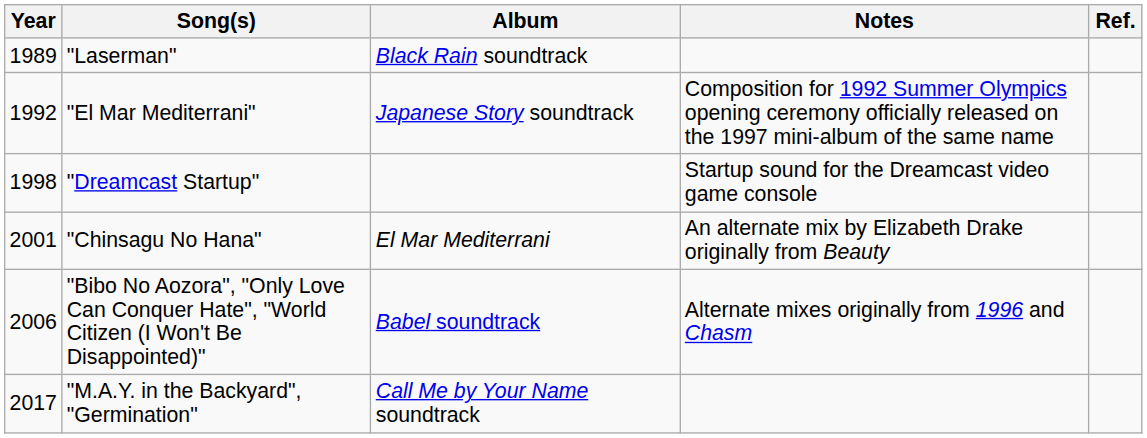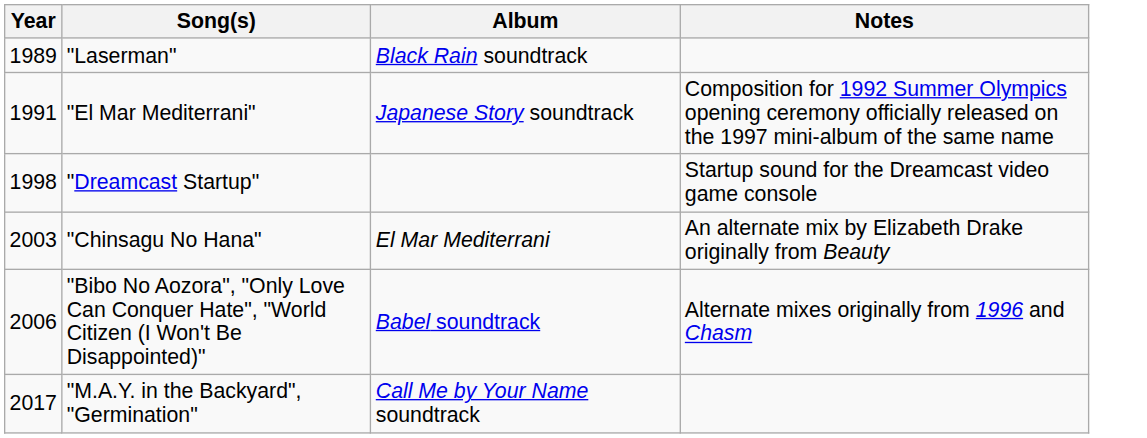- column: (1116, 21)
(33, 112) 1992 -> (33, 112) 1991
(33, 240) 2001 -> (33, 240) 2003
